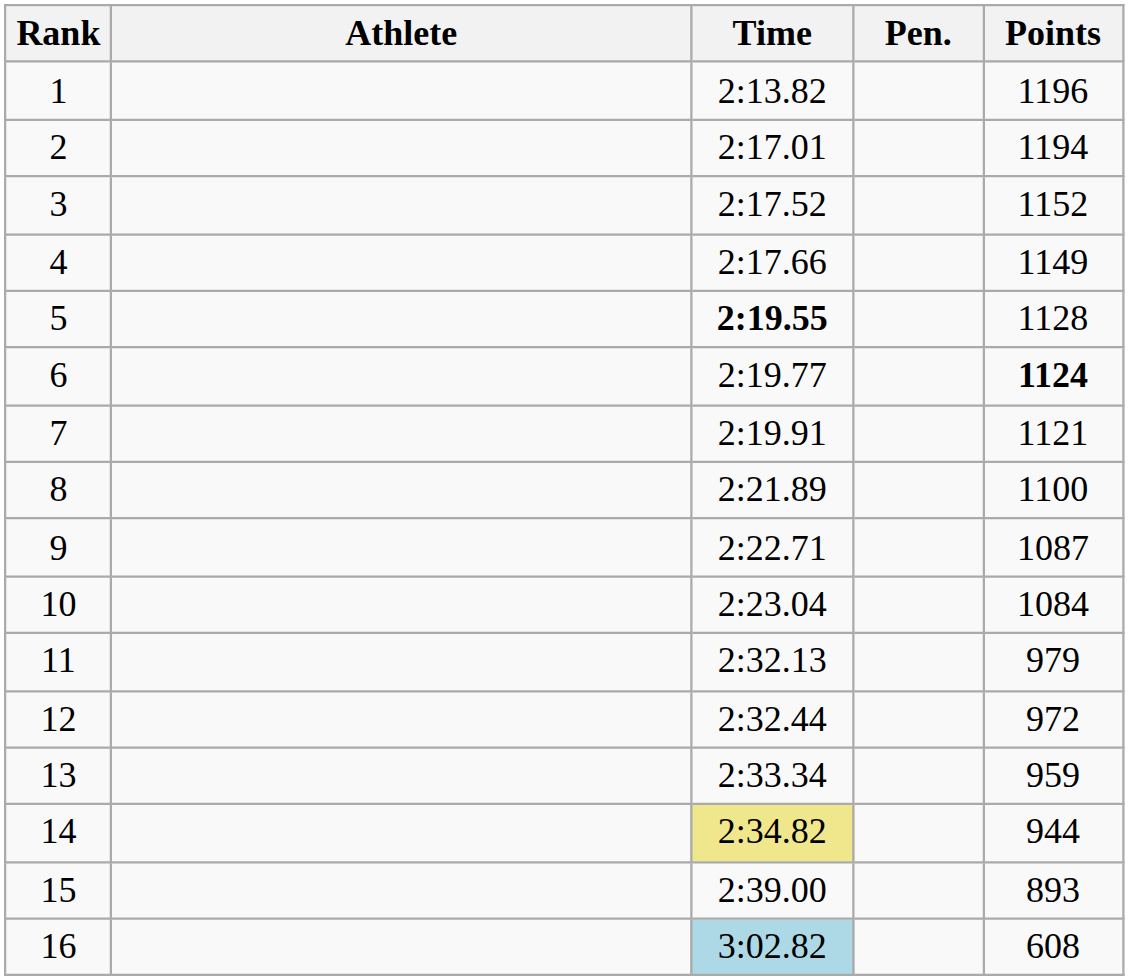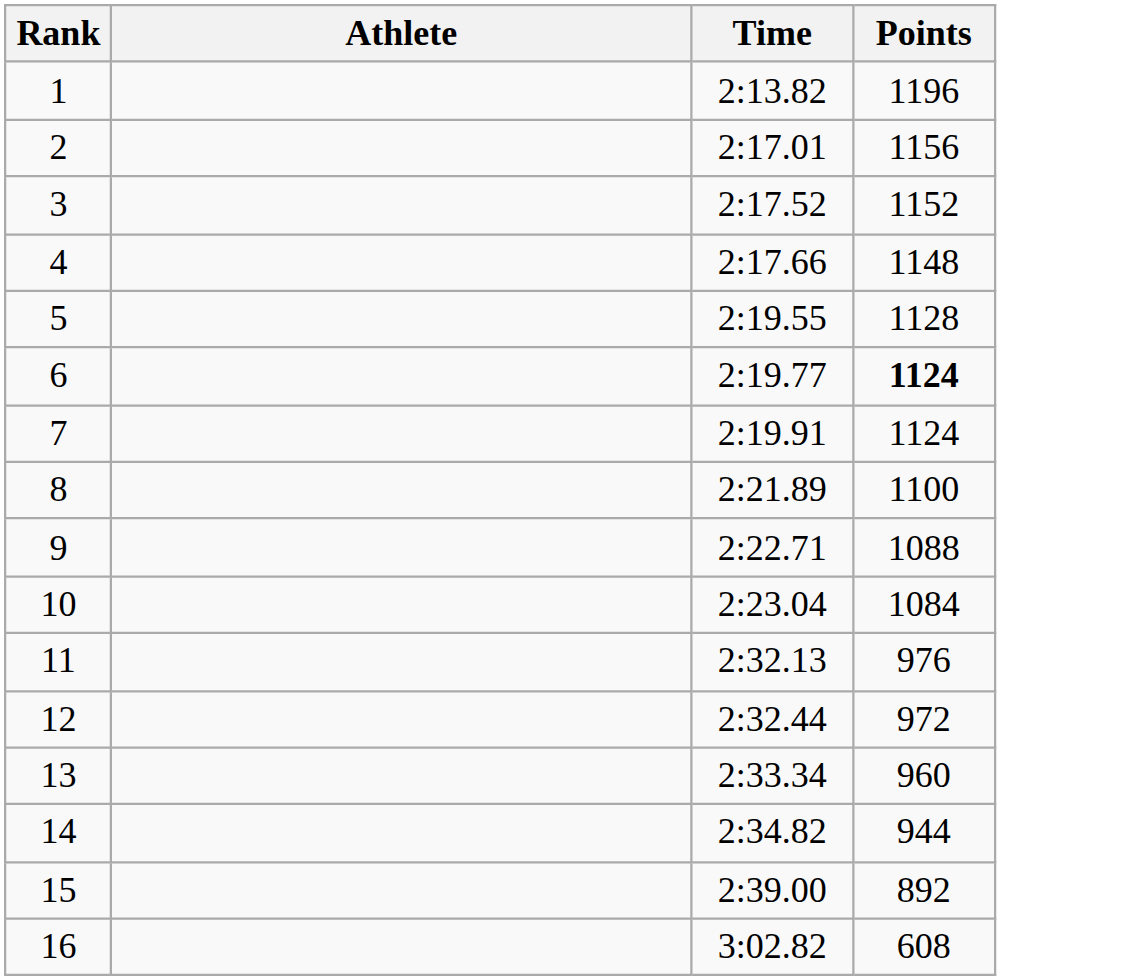- column: (918, 33)
(1053, 147) 1194 -> (924, 147) 1156
(1053, 261) 1149 -> (924, 261) 1148
(772, 318) bold -> (772, 318) normal
(1053, 432) 1121 -> (924, 432) 1124
(1053, 546) 1087 -> (924, 546) 1088
(1053, 661) 979 -> (924, 661) 976
(1053, 775) 959 -> (924, 775) 960
(772, 832) khaki background -> (772, 832) no background
(1053, 889) 893 -> (924, 889) 892
(772, 946) lightblue background -> (772, 946) no background
